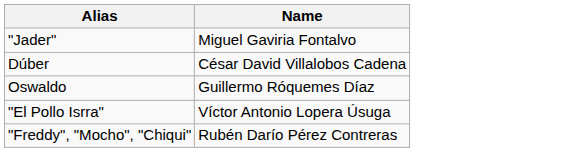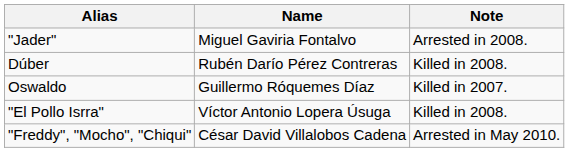+ column: (487, 16)
(302, 64) César David Villalobos Cadena -> (298, 64) Rubén Darío Pérez Contreras
(298, 135) Rubén Darío Pérez Contreras -> (302, 135) César David Villalobos Cadena
